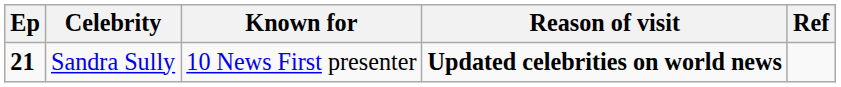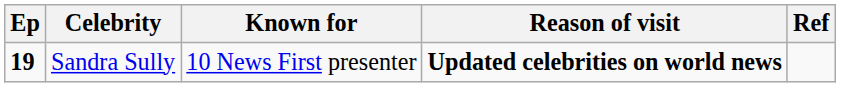(22, 61) 21 -> (22, 61) 19
